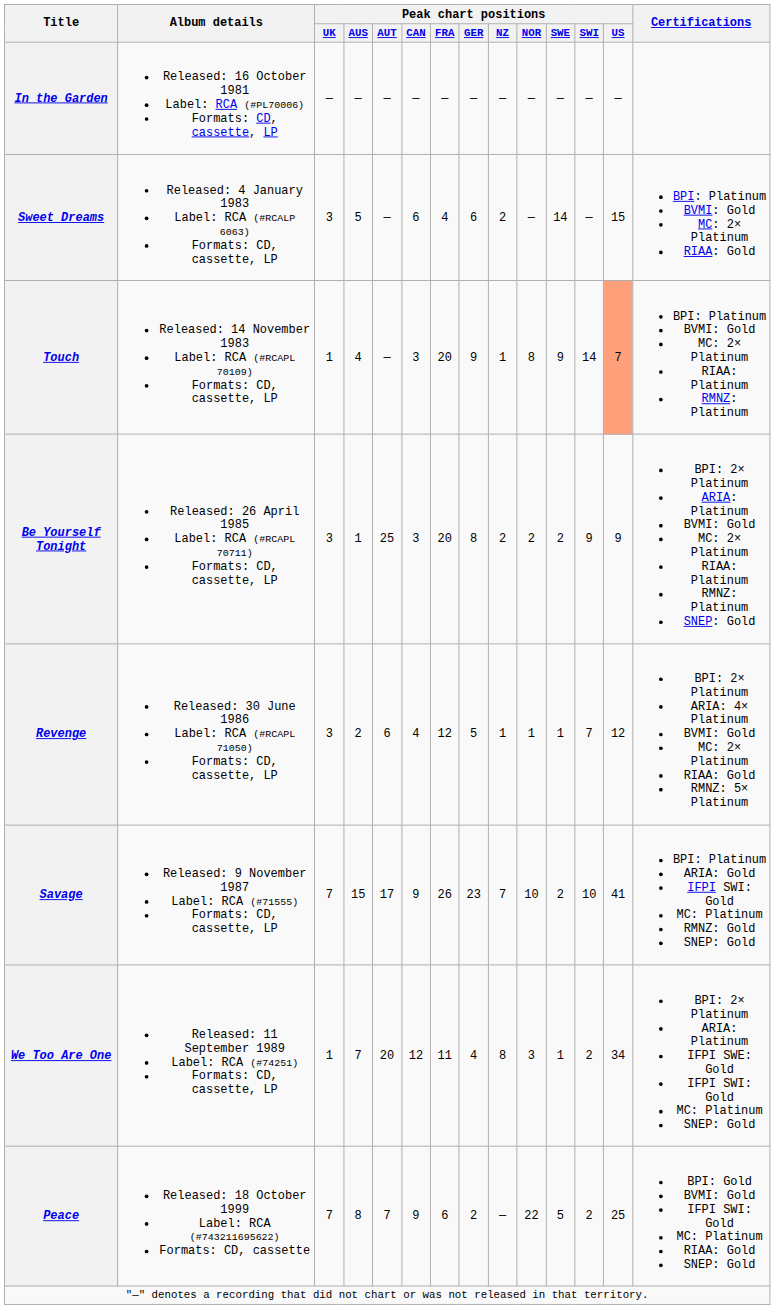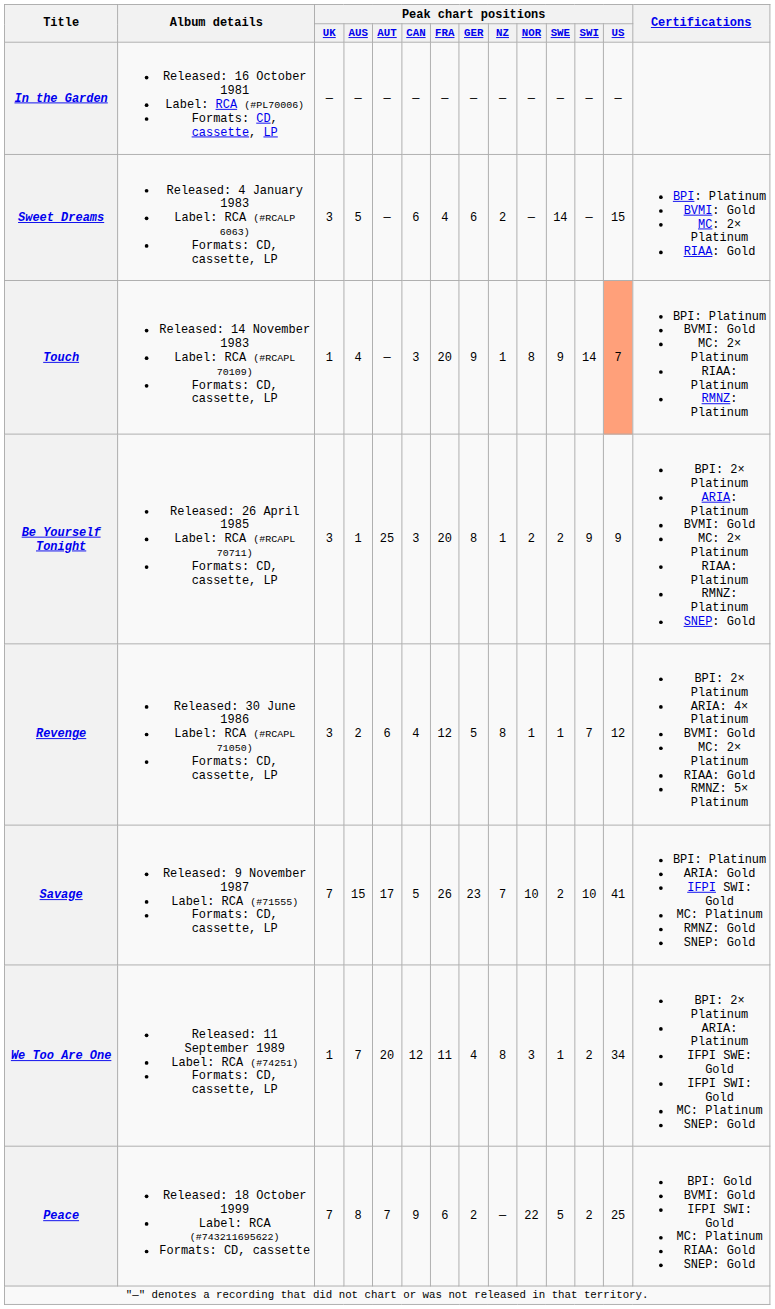(503, 539) 2 -> (503, 539) 1
(503, 734) 1 -> (503, 734) 8
(416, 895) 9 -> (416, 895) 5
